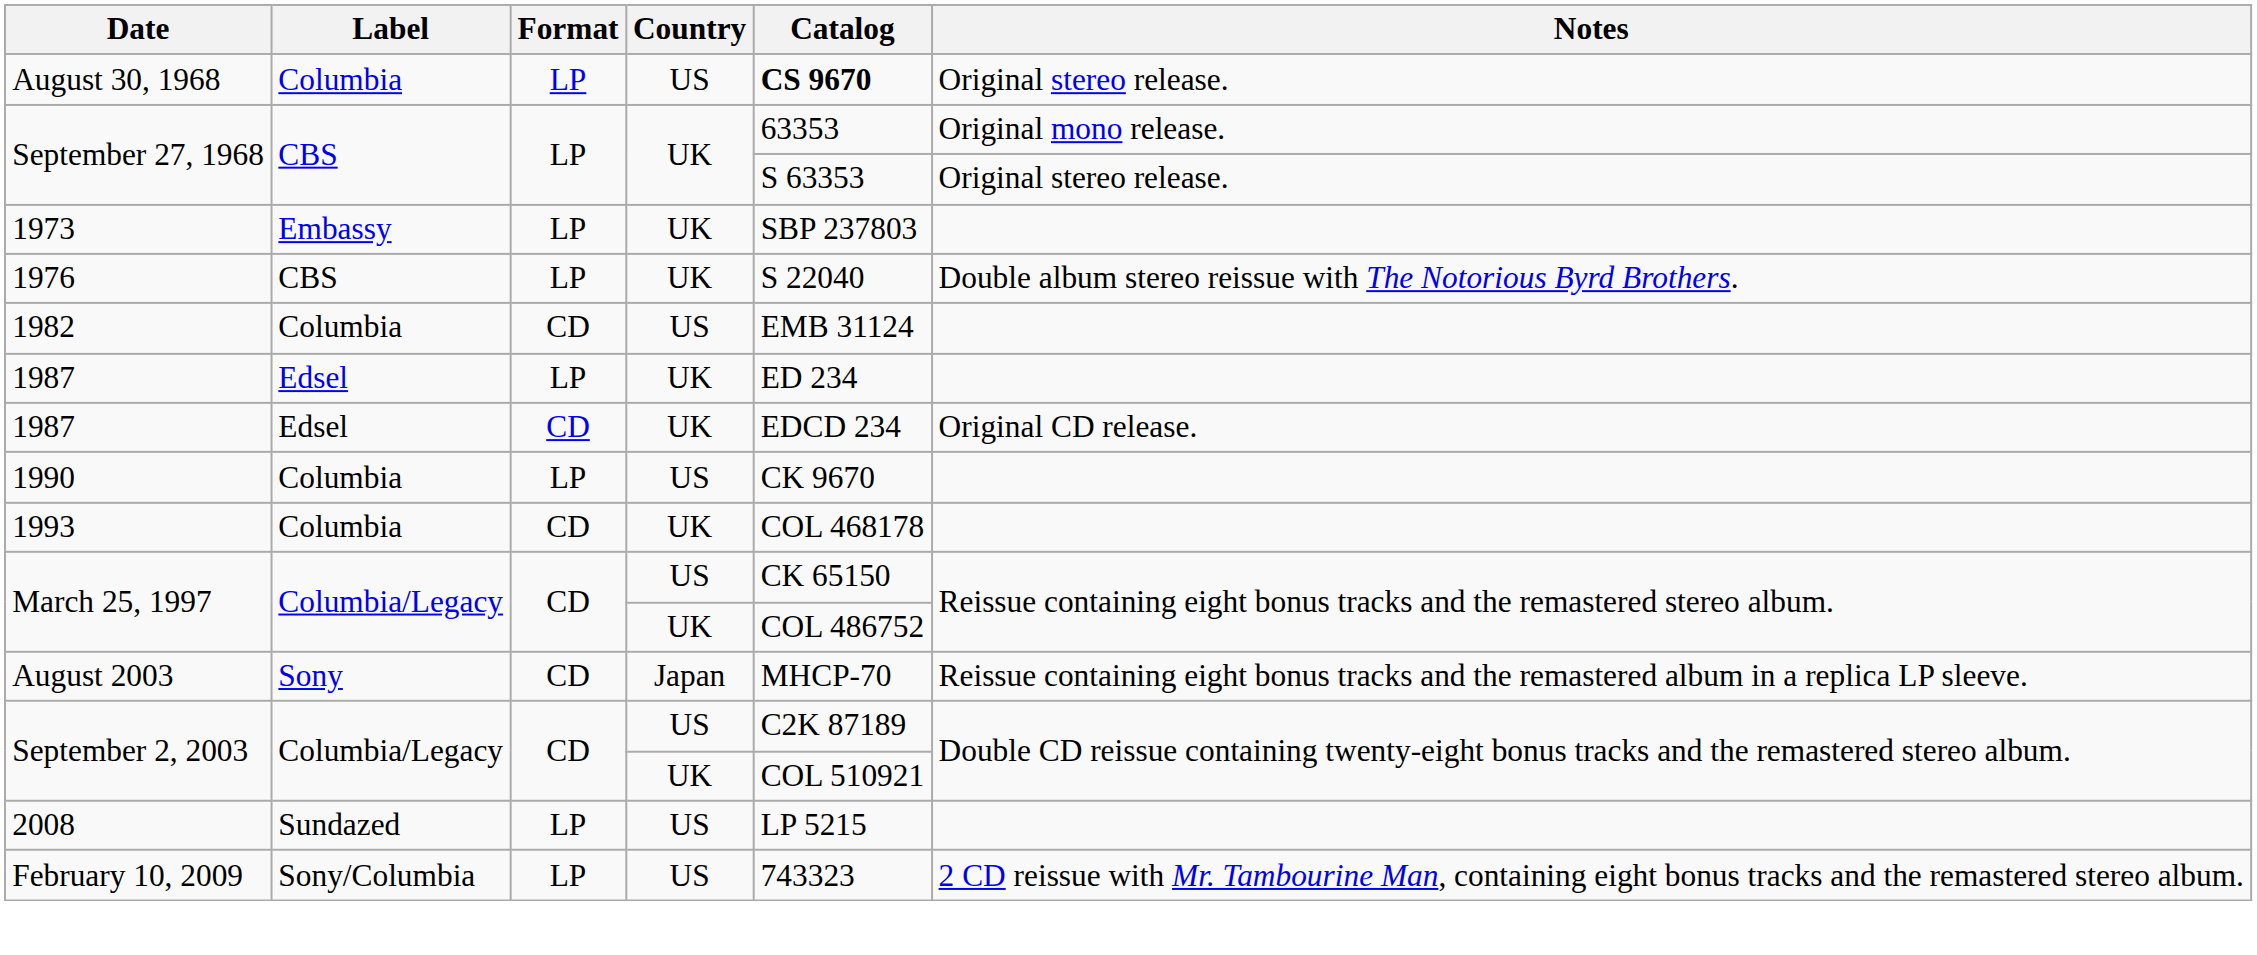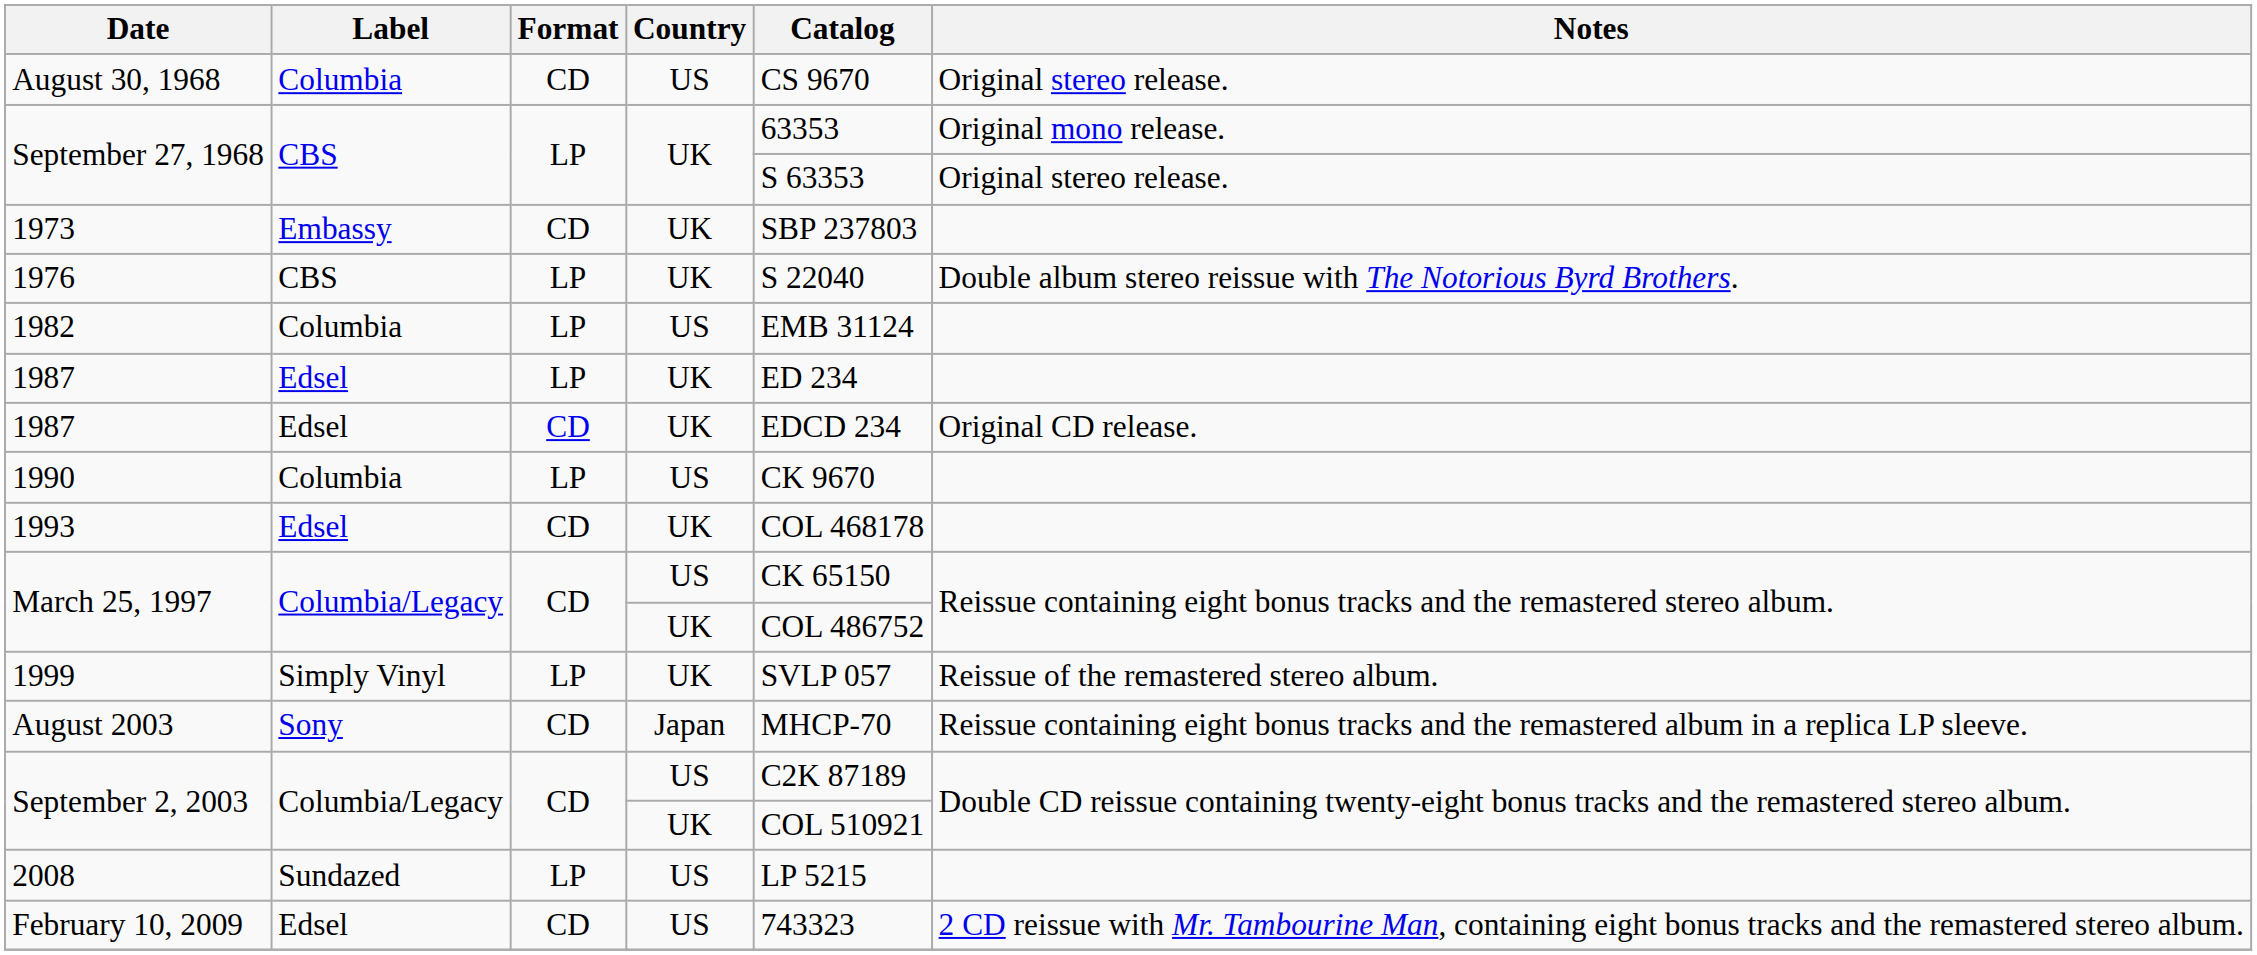(568, 79) LP -> (568, 79) CD
(816, 79) bold -> (815, 79) normal
(568, 228) LP -> (568, 228) CD
(568, 327) CD -> (568, 327) LP
(340, 526) Columbia -> (313, 526) Edsel
+ row: (44, 675)
(377, 874) Sony/Columbia -> (313, 924) Edsel
(568, 874) LP -> (568, 924) CD
